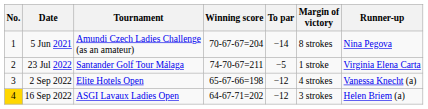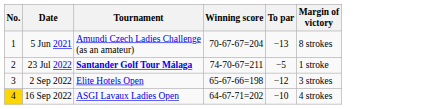- column: (382, 18)
(281, 44) −14 -> (281, 44) −13
(130, 65) normal -> (134, 65) bold
(316, 81) 4 strokes -> (316, 81) 3 strokes
(281, 96) −12 -> (281, 96) −10
(316, 96) 3 strokes -> (316, 96) 4 strokes
